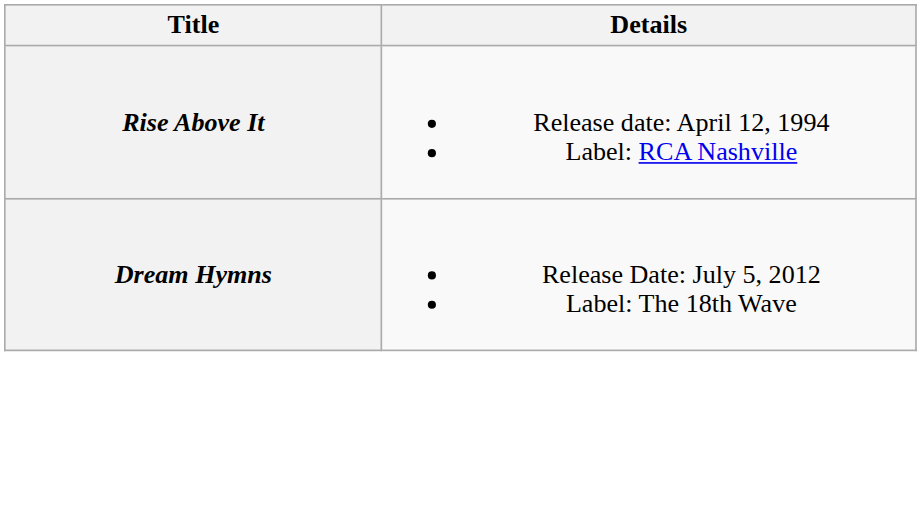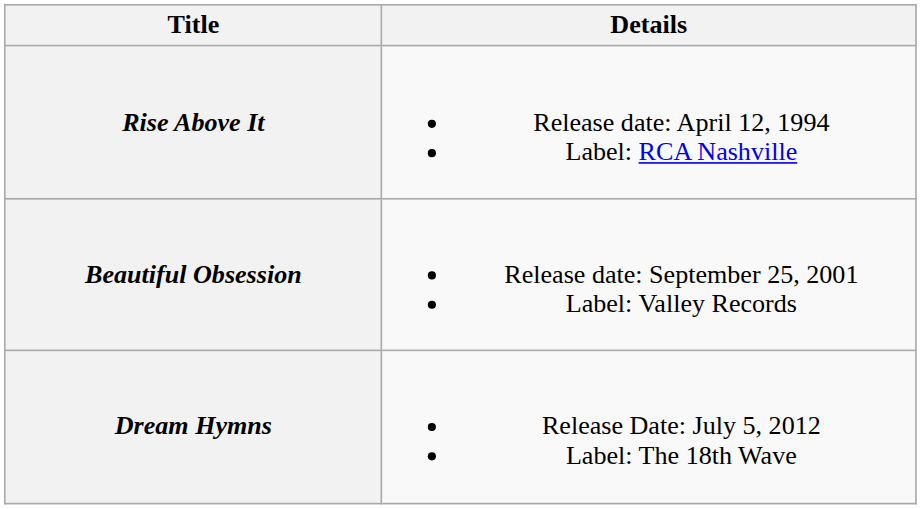+ row: (193, 274)
